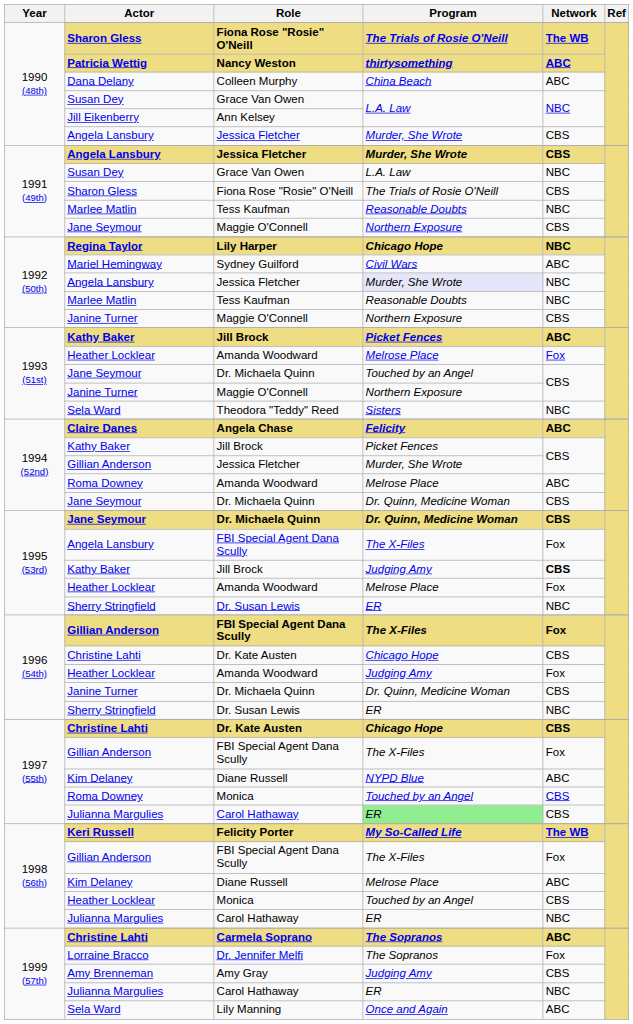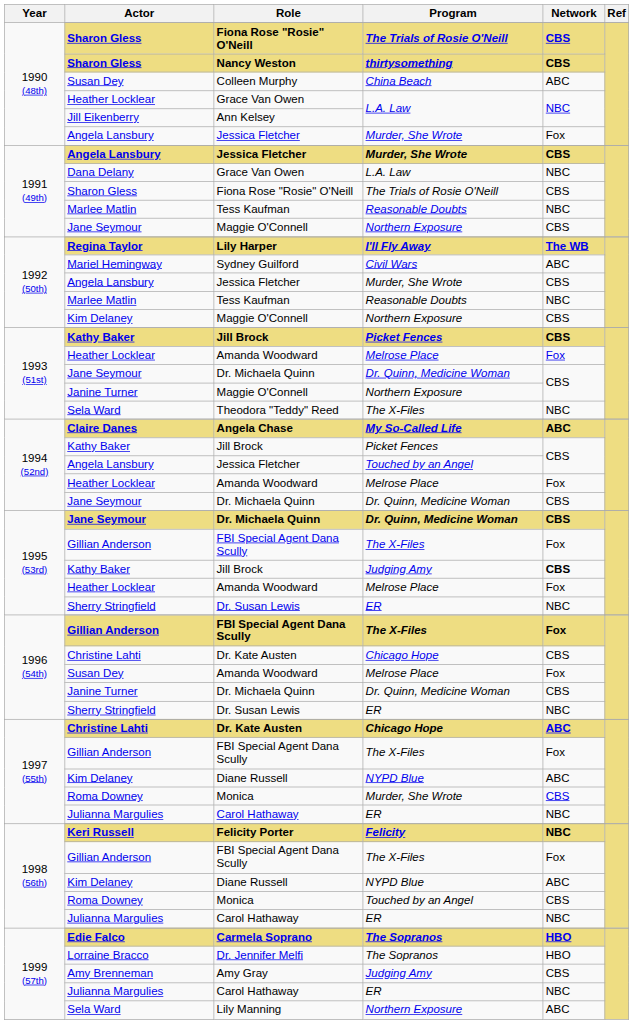(567, 38) The WB -> (558, 38) CBS
(107, 63) Patricia Wettig -> (104, 63) Sharon Gless
(558, 63) ABC -> (558, 63) CBS
(101, 81) Dana Delany -> (95, 81) Susan Dey
(95, 99) Susan Dey -> (111, 99) Heather Locklear
(558, 136) CBS -> (555, 136) Fox
(95, 172) Susan Dey -> (101, 172) Dana Delany
(404, 245) Chicago Hope -> (398, 245) I'll Fly Away
(558, 245) NBC -> (567, 245) The WB
(414, 282) lavender background -> (414, 282) no background
(558, 282) NBC -> (558, 282) CBS
(102, 318) Janine Turner -> (100, 318) Kim Delaney
(558, 337) ABC -> (558, 337) CBS
(419, 373) Touched by an Angel -> (438, 373) Dr. Quinn, Medicine Woman
(383, 410) Sisters -> (395, 410) The X-Files
(385, 428) Felicity -> (414, 428) My So-Called Life
(109, 465) Gillian Anderson -> (110, 465) Angela Lansbury
(414, 465) Murder, She Wrote -> (419, 465) Touched by an Angel
(105, 483) Roma Downey -> (111, 483) Heather Locklear
(558, 483) ABC -> (555, 483) Fox
(110, 544) Angela Lansbury -> (109, 544) Gillian Anderson
(111, 673) Heather Locklear -> (95, 673) Susan Dey
(399, 673) Judging Amy -> (402, 673) Melrose Place
(558, 728) CBS -> (558, 728) ABC
(419, 796) Touched by an Angel -> (414, 796) Murder, She Wrote
(374, 814) lightgreen background -> (374, 814) no background
(558, 814) CBS -> (558, 814) NBC
(414, 832) My So-Called Life -> (385, 832) Felicity
(567, 832) The WB -> (558, 832) NBC
(402, 882) Melrose Place -> (395, 882) NYPD Blue
(111, 900) Heather Locklear -> (105, 900) Roma Downey
(108, 937) Christine Lahti -> (96, 937) Edie Falco
(558, 937) ABC -> (559, 937) HBO
(555, 955) Fox -> (558, 955) HBO
(407, 1010) Once and Again -> (414, 1010) Northern Exposure
